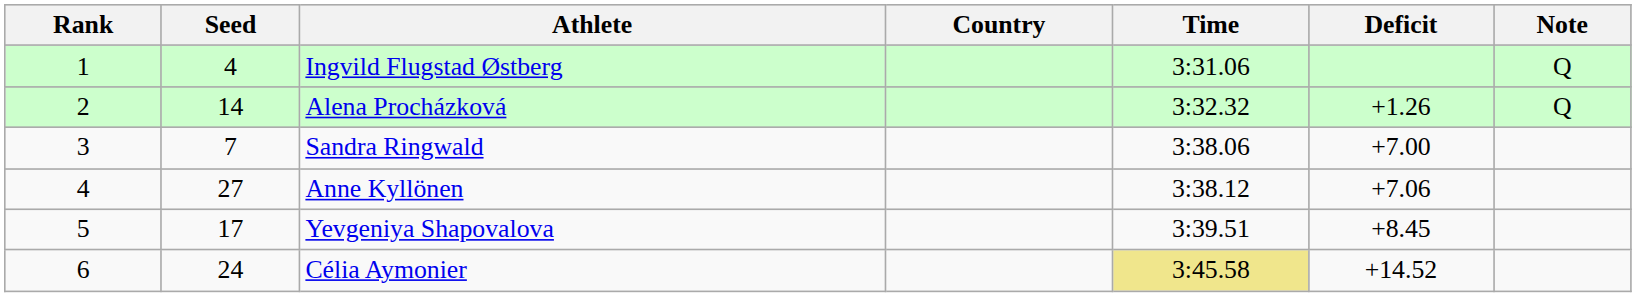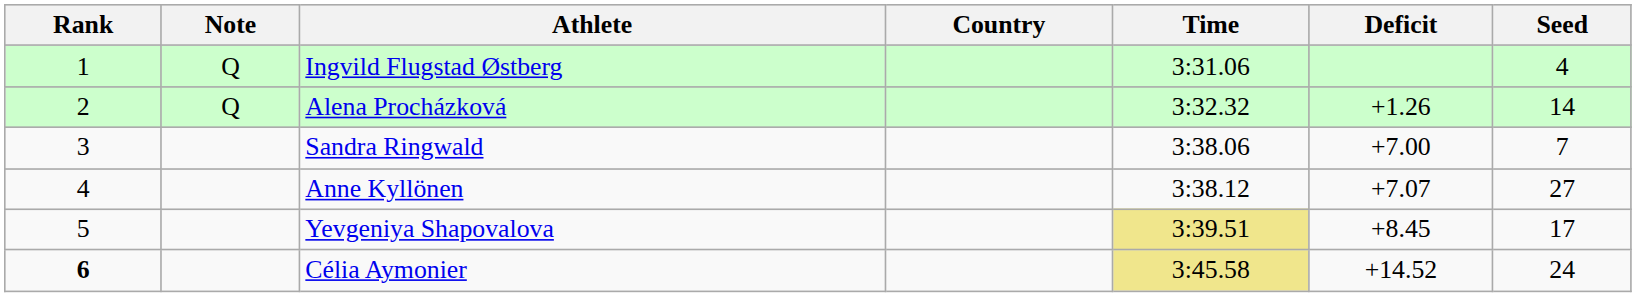columns swapped: (230, 24) <-> (1562, 24)
(1401, 188) +7.06 -> (1401, 188) +7.07
(1211, 229) no background -> (1211, 229) khaki background
(83, 270) normal -> (83, 270) bold
